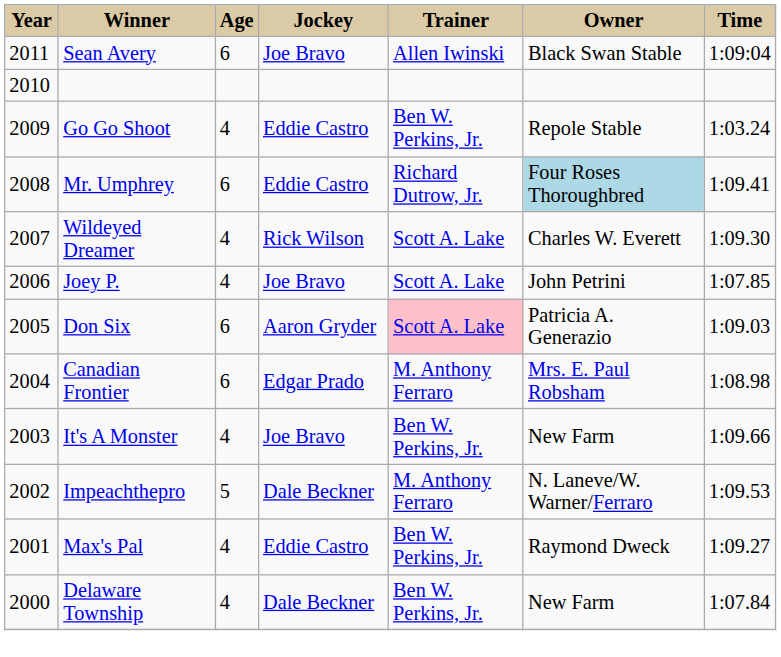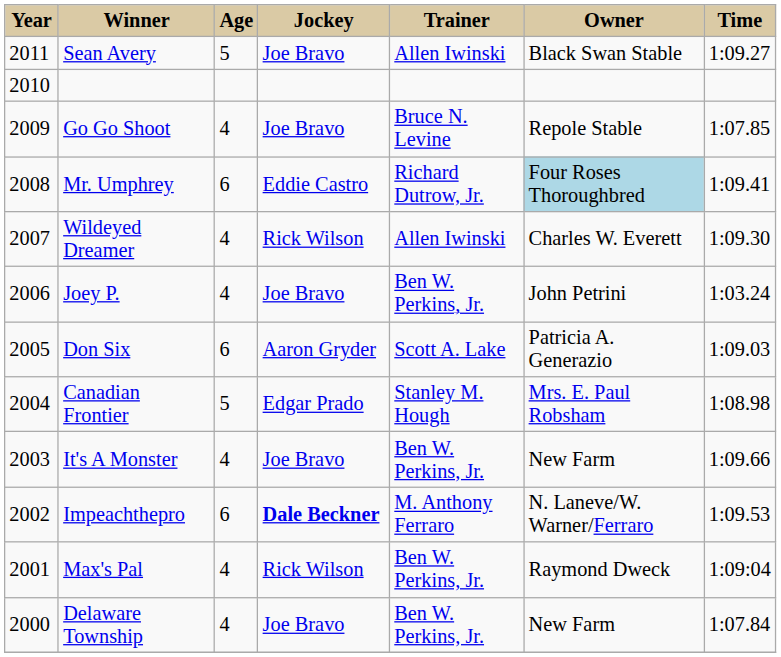(225, 52) 6 -> (224, 52) 5
(740, 52) 1:09:04 -> (740, 52) 1:09.27
(316, 128) Eddie Castro -> (304, 128) Joe Bravo
(438, 128) Ben W. Perkins, Jr. -> (431, 128) Bruce N. Levine
(740, 128) 1:03.24 -> (740, 128) 1:07.85
(449, 238) Scott A. Lake -> (450, 238) Allen Iwinski
(449, 282) Scott A. Lake -> (439, 293) Ben W. Perkins, Jr.
(740, 282) 1:07.85 -> (740, 293) 1:03.24
(449, 326) pink background -> (450, 349) no background
(225, 381) 6 -> (224, 404) 5
(442, 381) M. Anthony Ferraro -> (439, 404) Stanley M. Hough
(225, 491) 5 -> (224, 514) 6
(319, 491) normal -> (321, 514) bold
(316, 546) Eddie Castro -> (313, 569) Rick Wilson
(740, 546) 1:09.27 -> (740, 569) 1:09:04
(319, 601) Dale Beckner -> (304, 624) Joe Bravo
